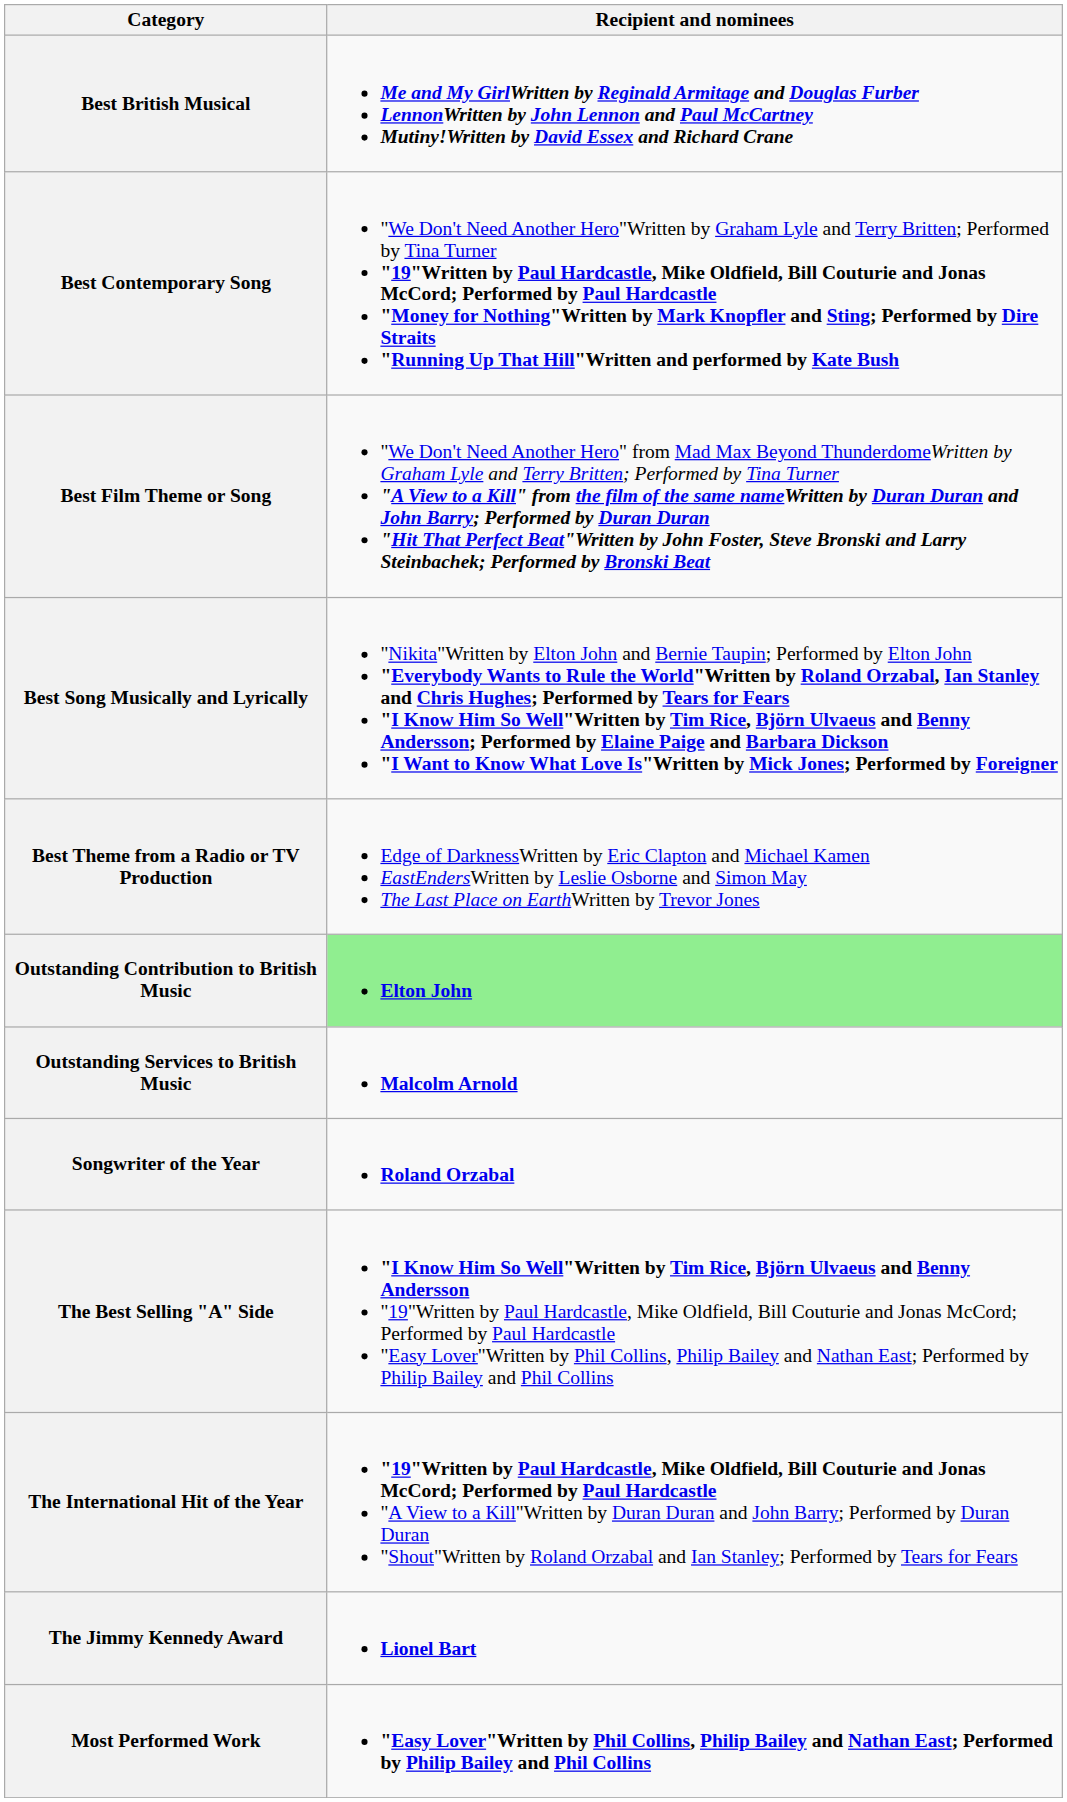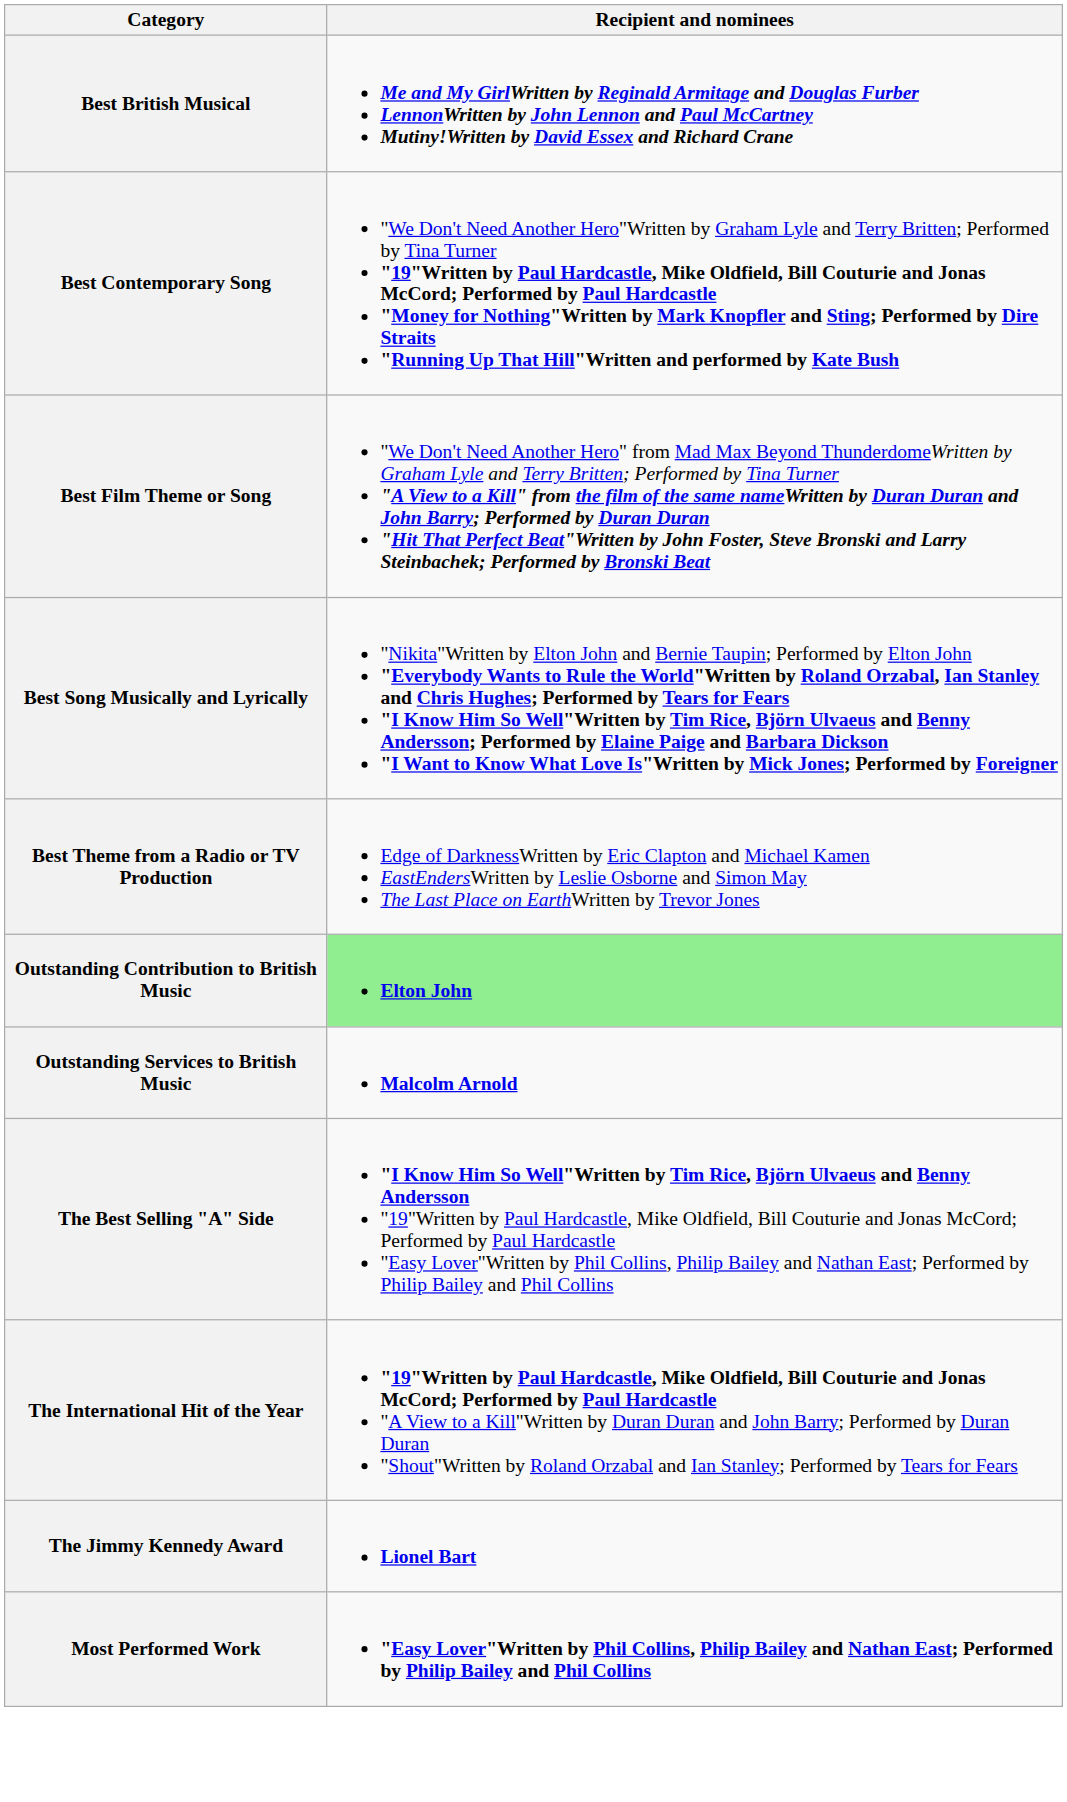- row: (166, 1164)
